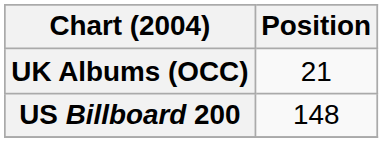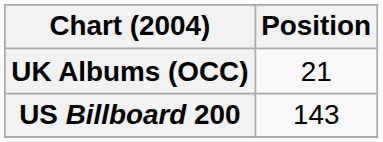(316, 114) 148 -> (316, 114) 143
